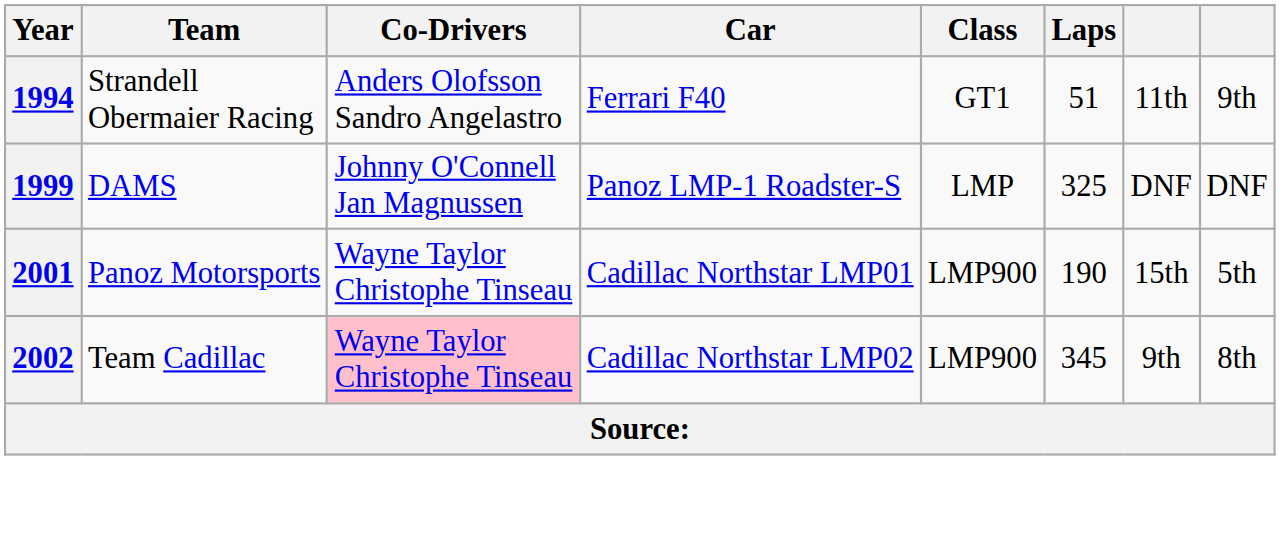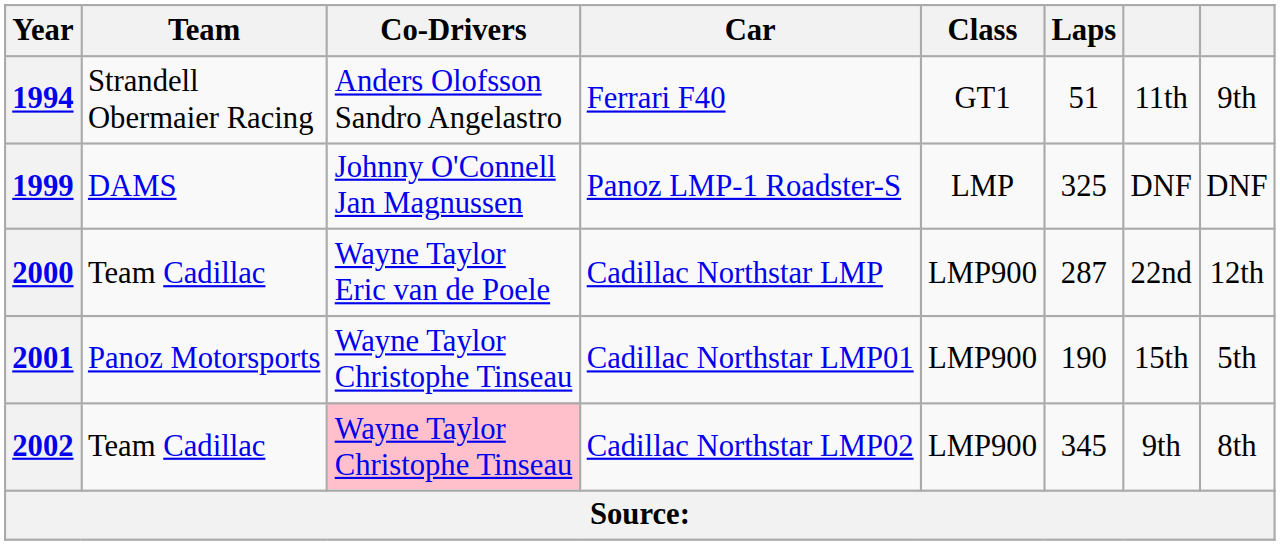+ row: (43, 272)
